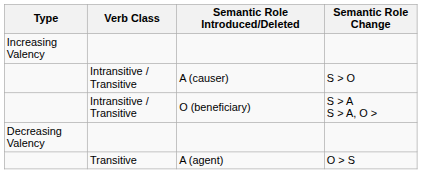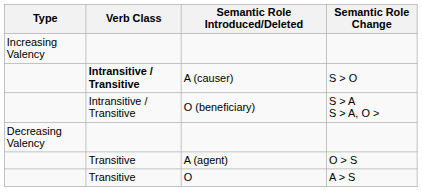(119, 78) normal -> (121, 78) bold
+ row: (45, 178)
